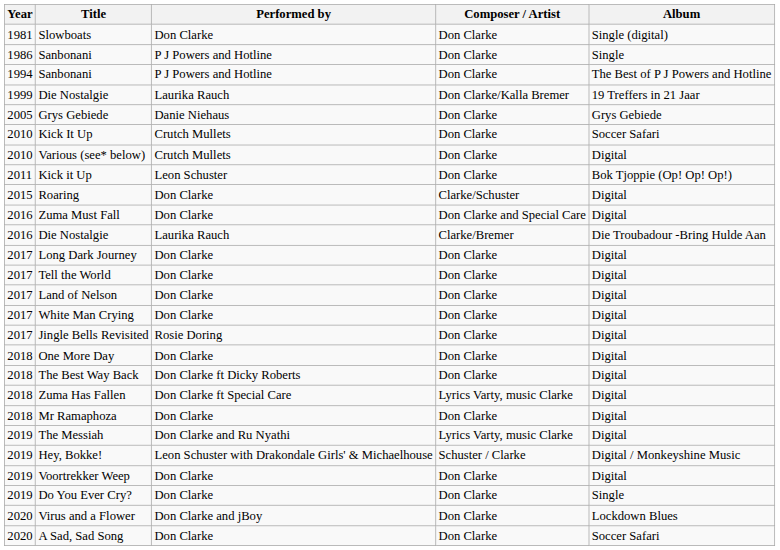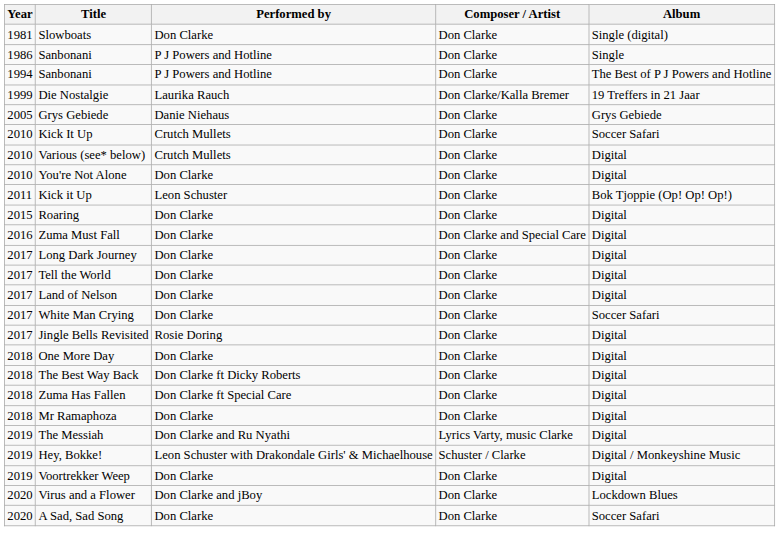+ row: (20, 174)
(479, 194) Clarke/Schuster -> (468, 214) Don Clarke
- row: (20, 235)
(609, 315) Digital -> (626, 315) Soccer Safari
(506, 395) Lyrics Varty, music Clarke -> (468, 395) Don Clarke
- row: (20, 495)
